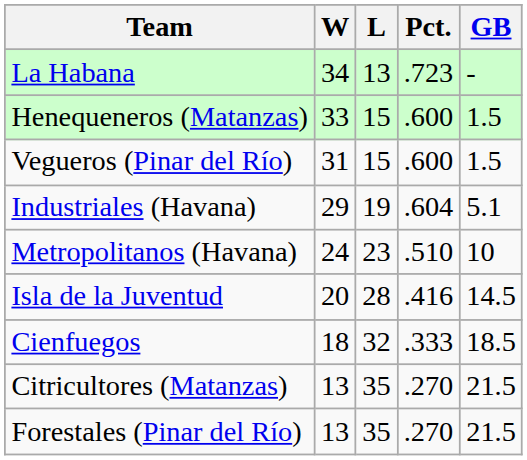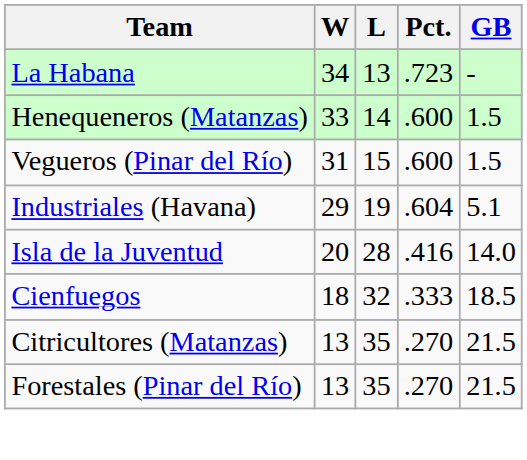(376, 116) 15 -> (376, 116) 14
- row: (154, 251)
(491, 296) 14.5 -> (491, 251) 14.0
